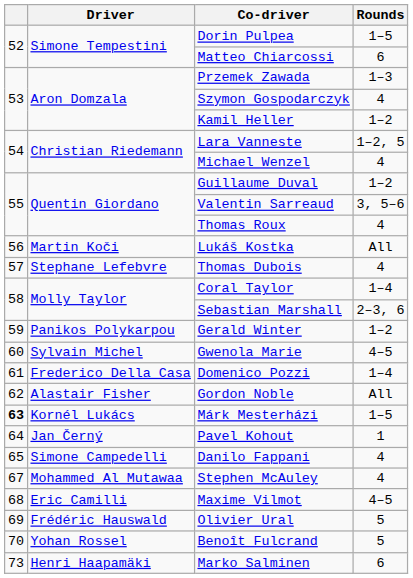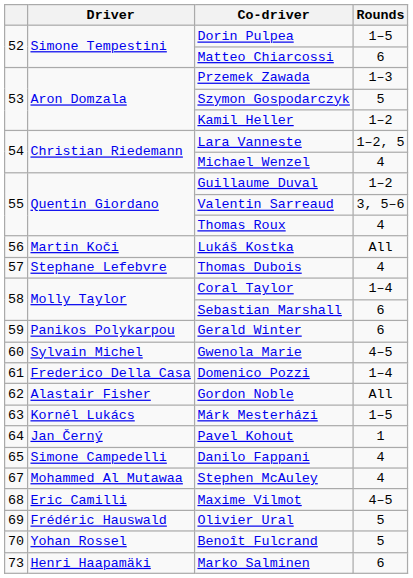(380, 99) 4 -> (380, 99) 5
(380, 310) 2–3, 6 -> (380, 310) 6
(380, 331) 1–2 -> (380, 331) 6
(16, 415) bold -> (16, 415) normal
